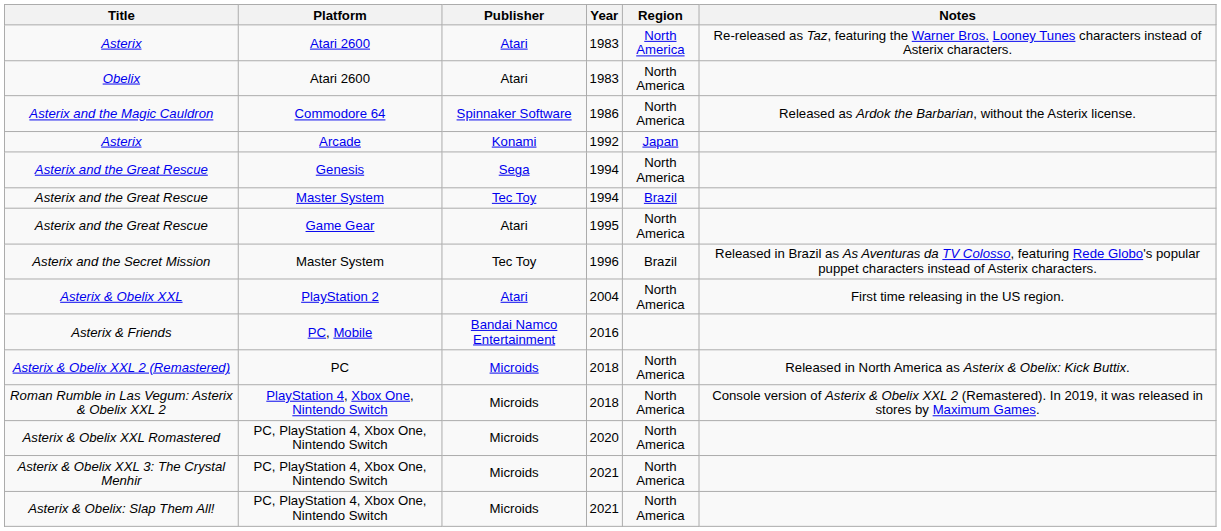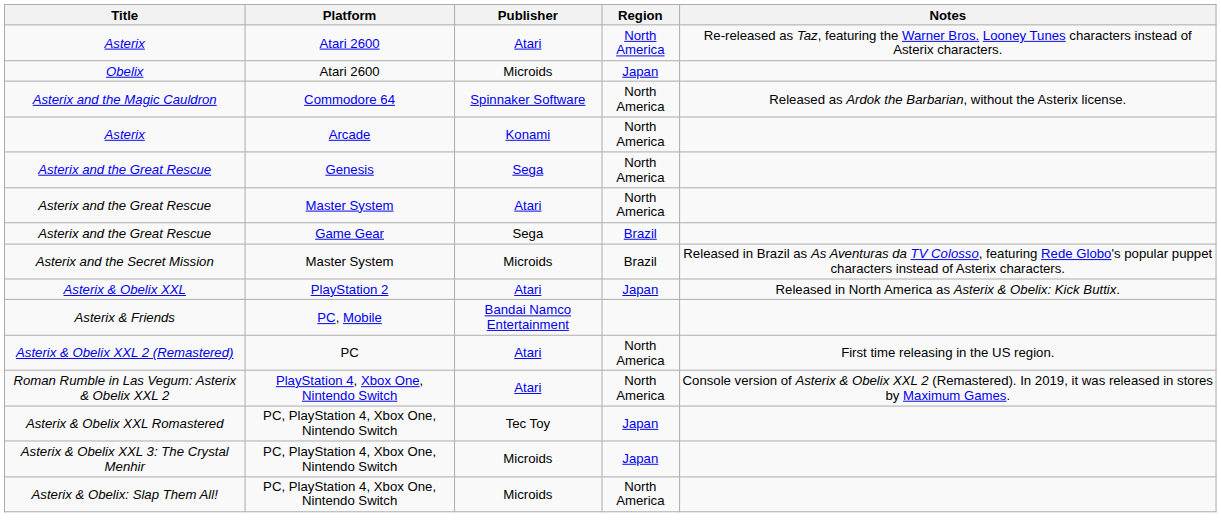- column: (604, 14)
(514, 78) Atari -> (528, 71) Microids
(660, 78) North America -> (640, 71) Japan
(660, 141) Japan -> (640, 134) North America
(514, 197) Tec Toy -> (528, 205) Atari
(660, 197) Brazil -> (640, 205) North America
(514, 226) Atari -> (528, 233) Sega
(660, 226) North America -> (640, 233) Brazil
(514, 261) Tec Toy -> (528, 261) Microids
(660, 296) North America -> (640, 289) Japan
(958, 296) First time releasing in the US region. -> (948, 289) Released in North America as Asterix & Obelix: Kick Buttix.
(514, 367) Microids -> (528, 352) Atari
(958, 367) Released in North America as Asterix & Obelix: Kick Buttix. -> (948, 352) First time releasing in the US region.
(514, 402) Microids -> (528, 388) Atari
(514, 438) Microids -> (528, 423) Tec Toy
(660, 438) North America -> (640, 423) Japan
(660, 473) North America -> (640, 458) Japan
